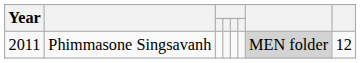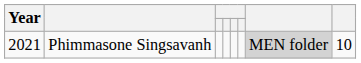(25, 44) 2011 -> (25, 44) 2021
(344, 44) 12 -> (344, 44) 10
